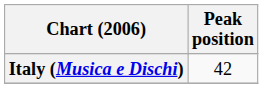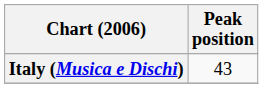(223, 68) 42 -> (223, 68) 43
